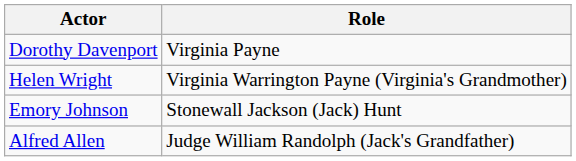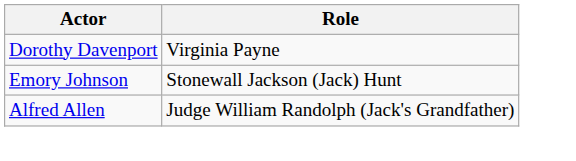- row: (61, 79)
